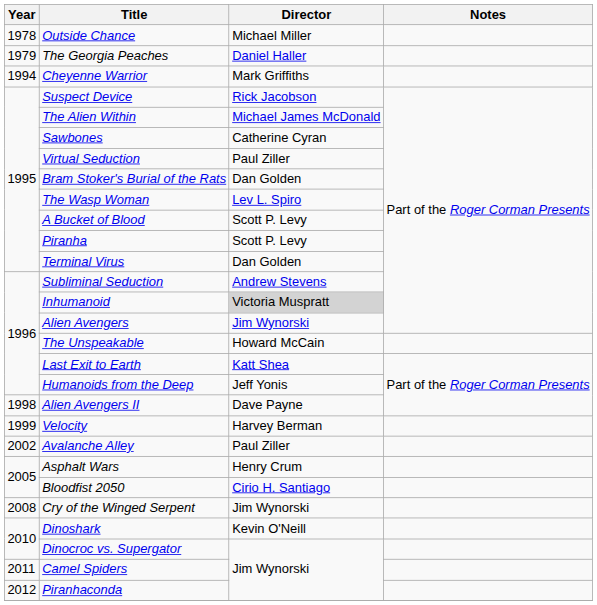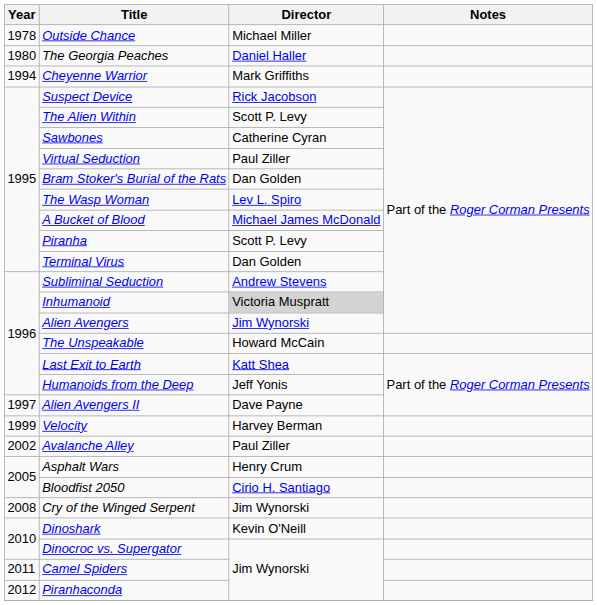(22, 55) 1979 -> (22, 55) 1980
(306, 117) Michael James McDonald -> (269, 117) Scott P. Levy
(269, 220) Scott P. Levy -> (306, 220) Michael James McDonald
(22, 405) 1998 -> (22, 405) 1997
